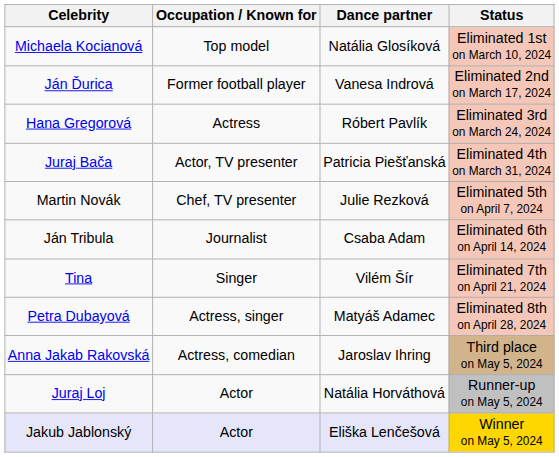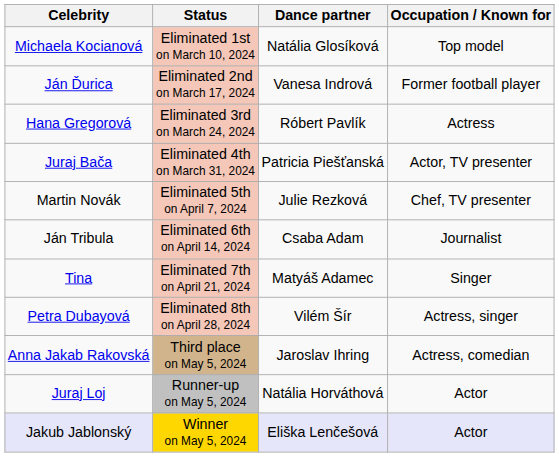columns swapped: (236, 15) <-> (502, 15)
(384, 278) Vilém Šír -> (323, 278) Matyáš Adamec
(384, 316) Matyáš Adamec -> (323, 316) Vilém Šír
